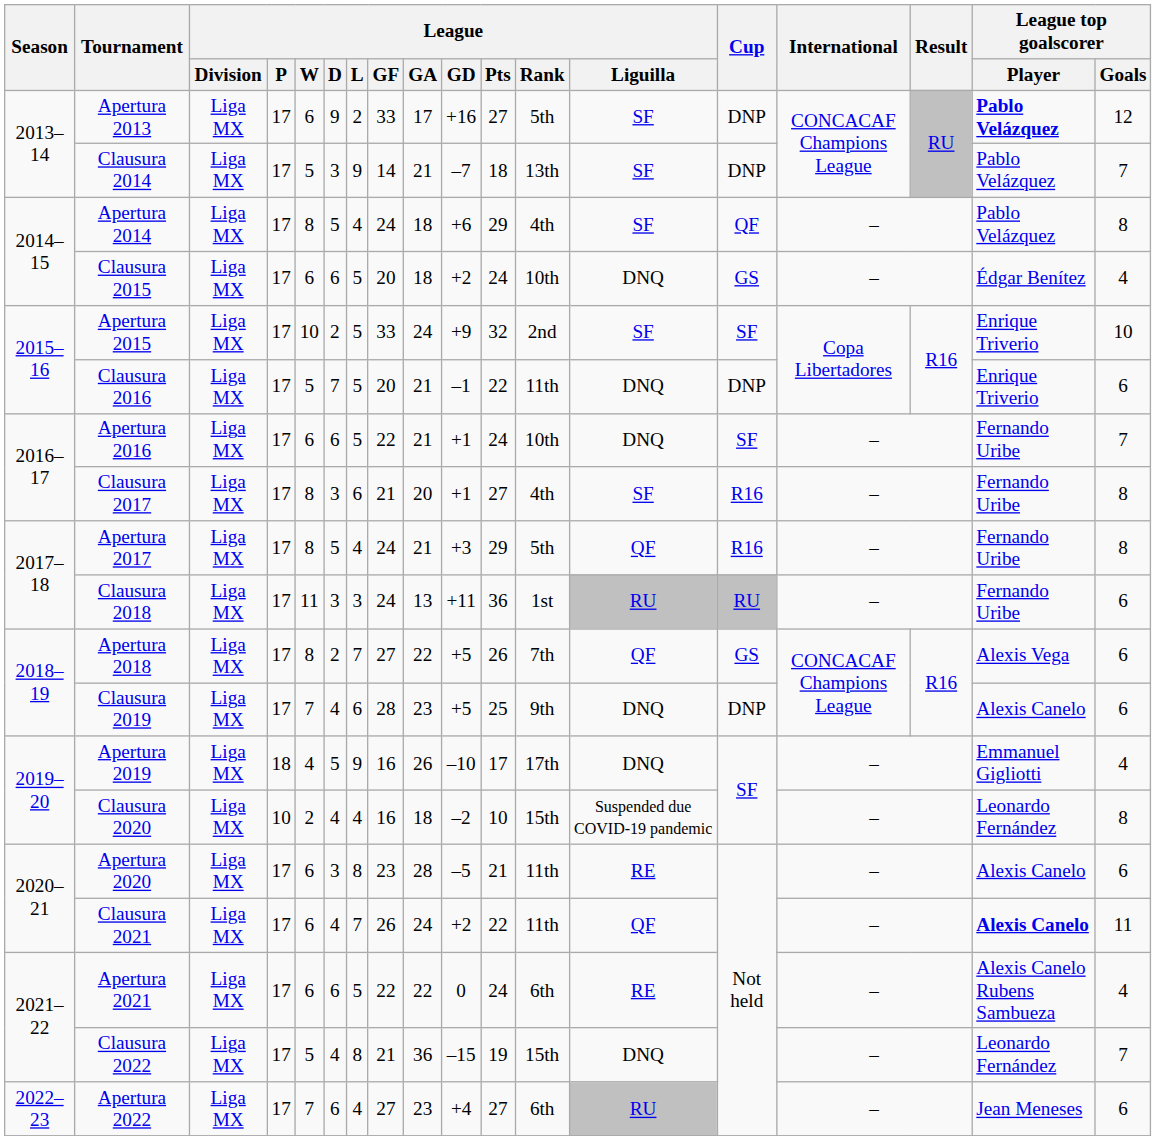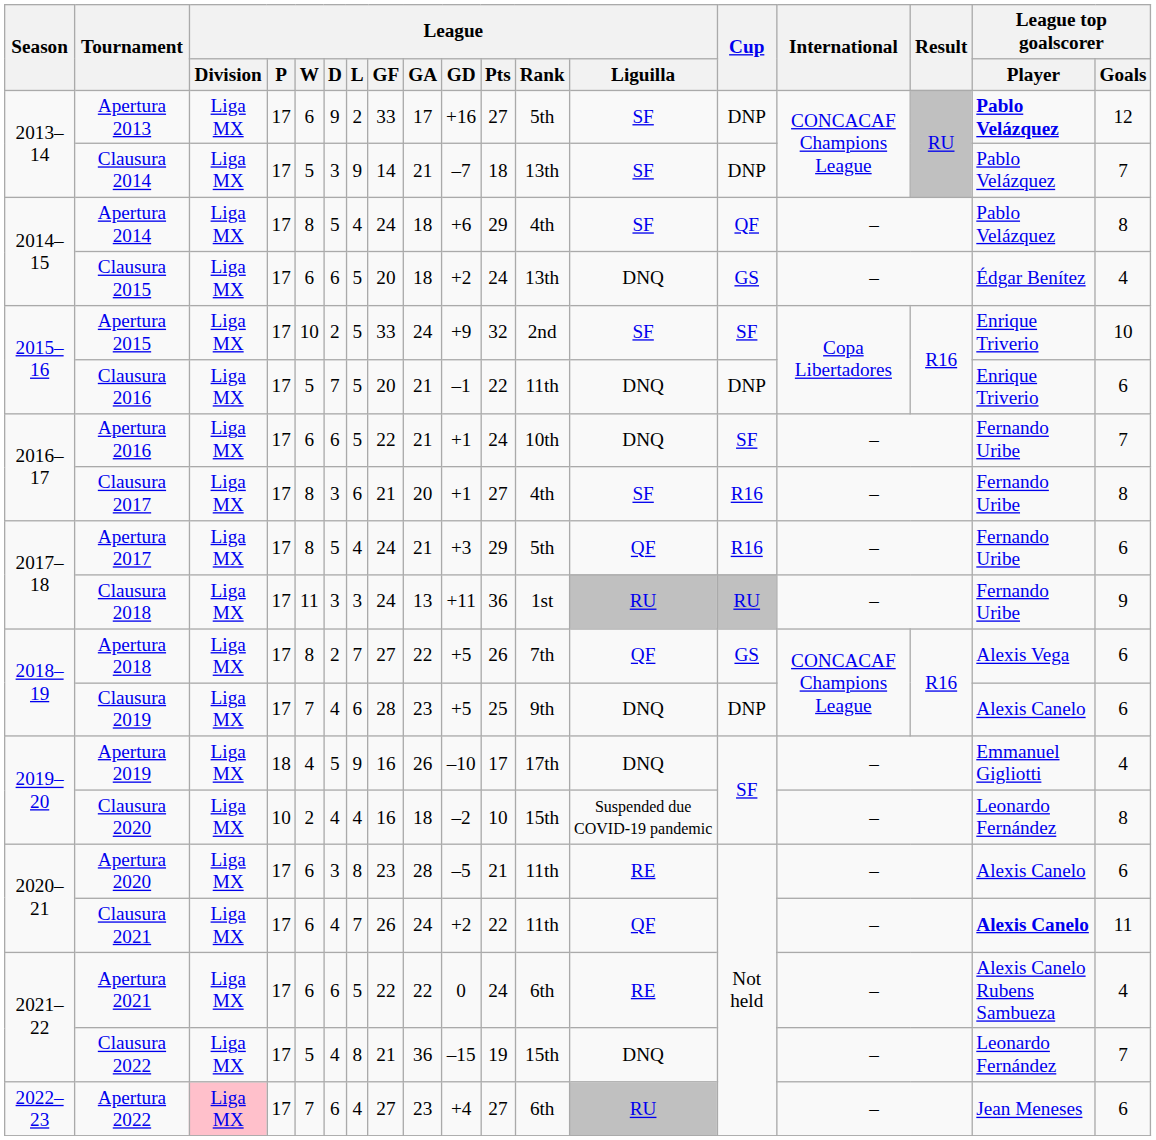(542, 277) 10th -> (542, 277) 13th
(1123, 547) 8 -> (1123, 547) 6
(1123, 601) 6 -> (1123, 601) 9
(228, 1108) no background -> (228, 1108) pink background
